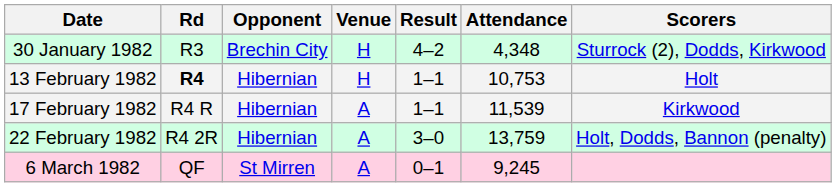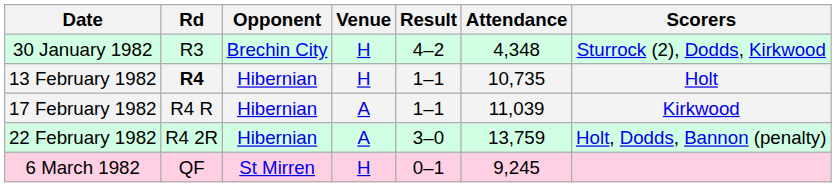(517, 79) 10,753 -> (517, 79) 10,735
(517, 108) 11,539 -> (517, 108) 11,039
(364, 168) A -> (364, 168) H
